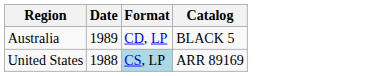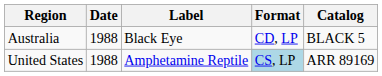+ column: (186, 15)
(104, 37) 1989 -> (104, 37) 1988
